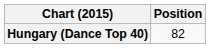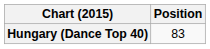(178, 33) 82 -> (178, 33) 83
